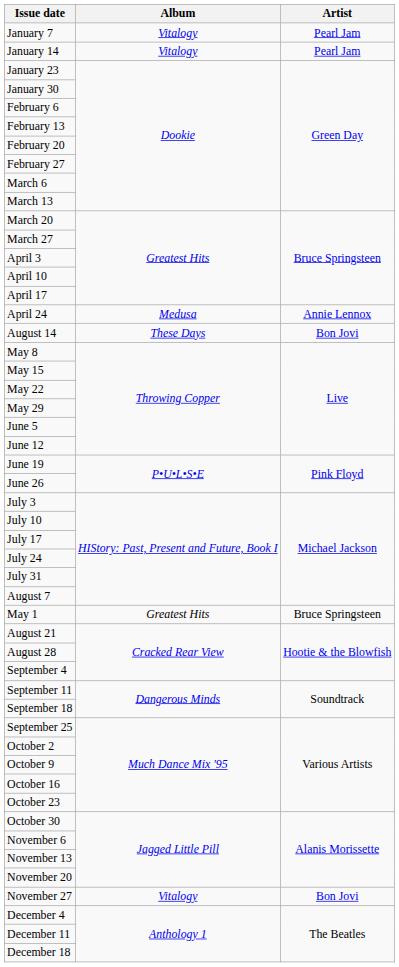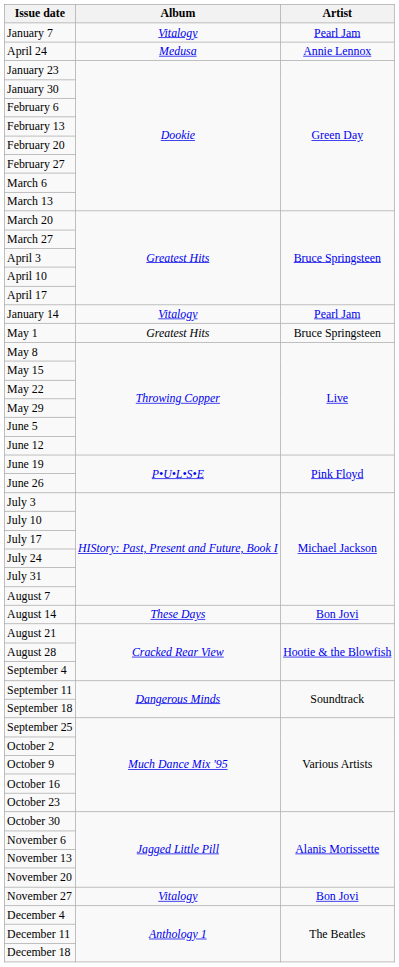rows swapped: (33, 51) <-> (27, 314)
rows swapped: (22, 614) <-> (32, 333)
